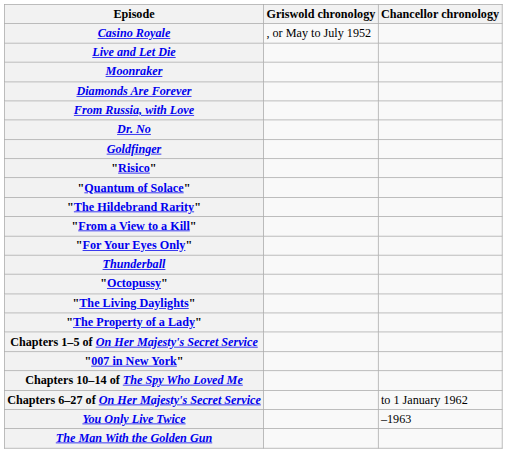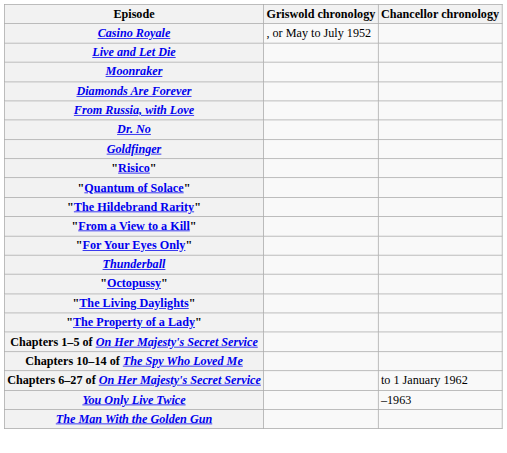- row: (134, 361)
